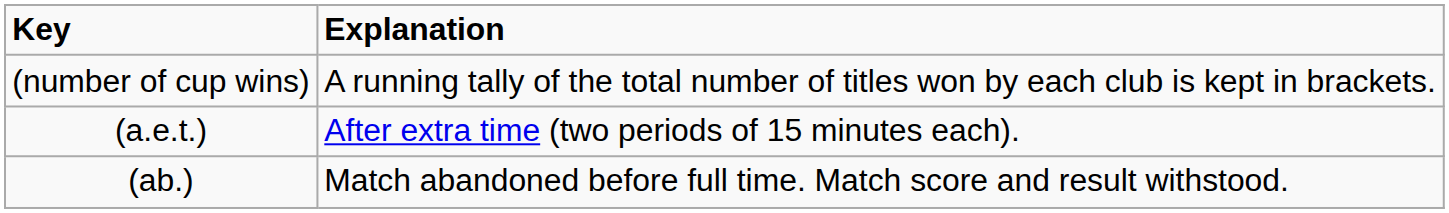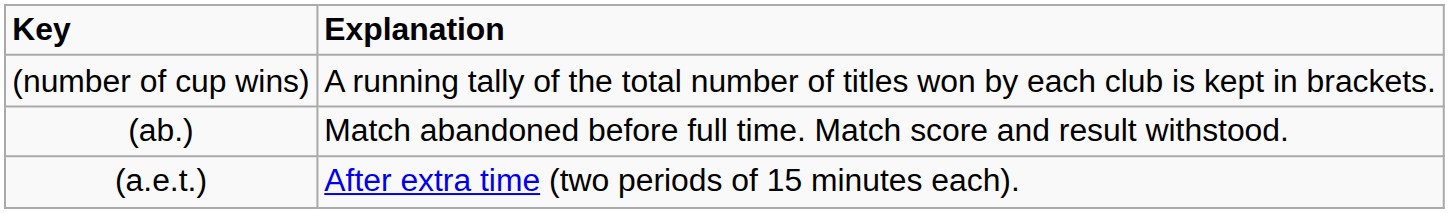rows swapped: (161, 130) <-> (161, 181)
